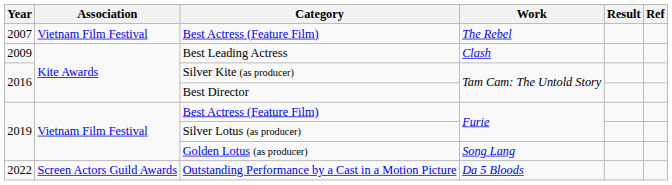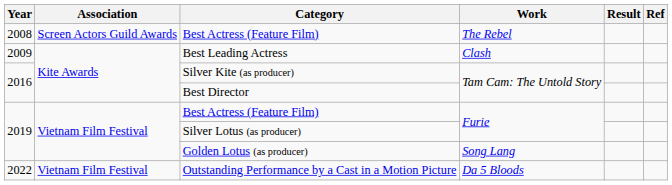(20, 33) 2007 -> (20, 33) 2008
(93, 33) Vietnam Film Festival -> (107, 33) Screen Actors Guild Awards
(107, 170) Screen Actors Guild Awards -> (93, 170) Vietnam Film Festival
